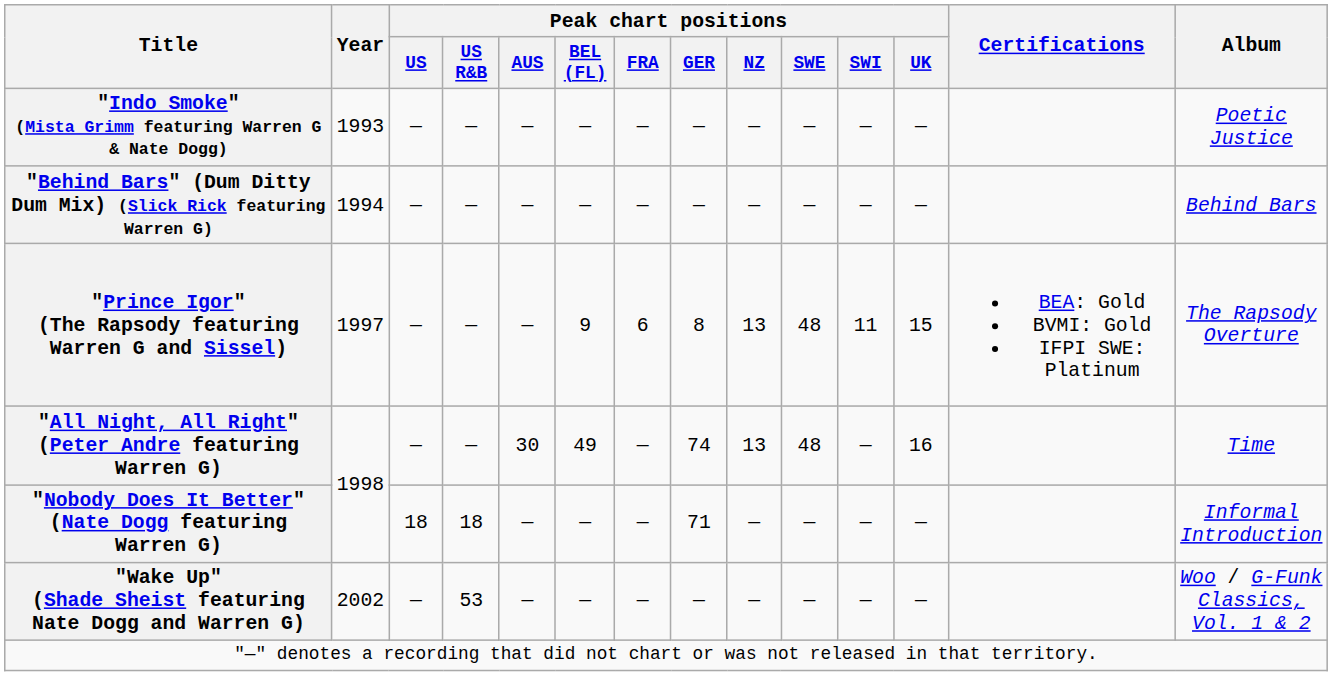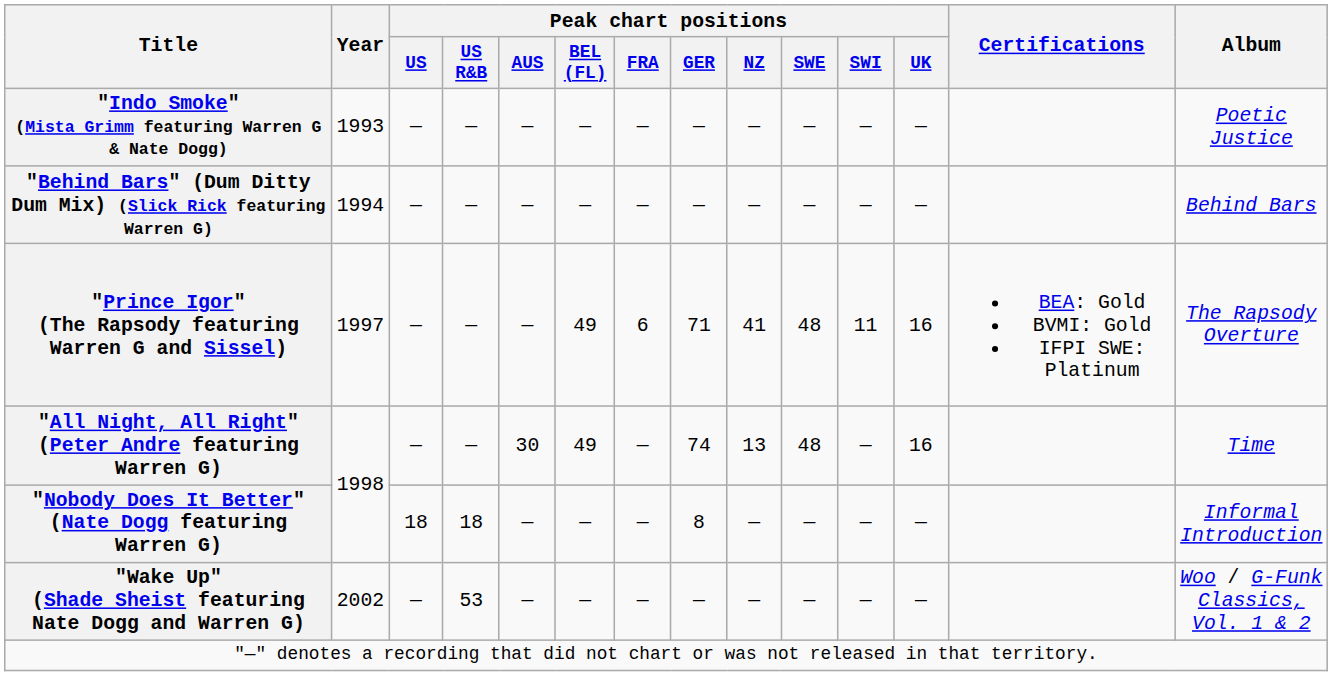(585, 325) 9 -> (585, 325) 49
(699, 325) 8 -> (699, 325) 71
(754, 325) 13 -> (754, 325) 41
(921, 325) 15 -> (921, 325) 16
(699, 523) 71 -> (699, 523) 8
